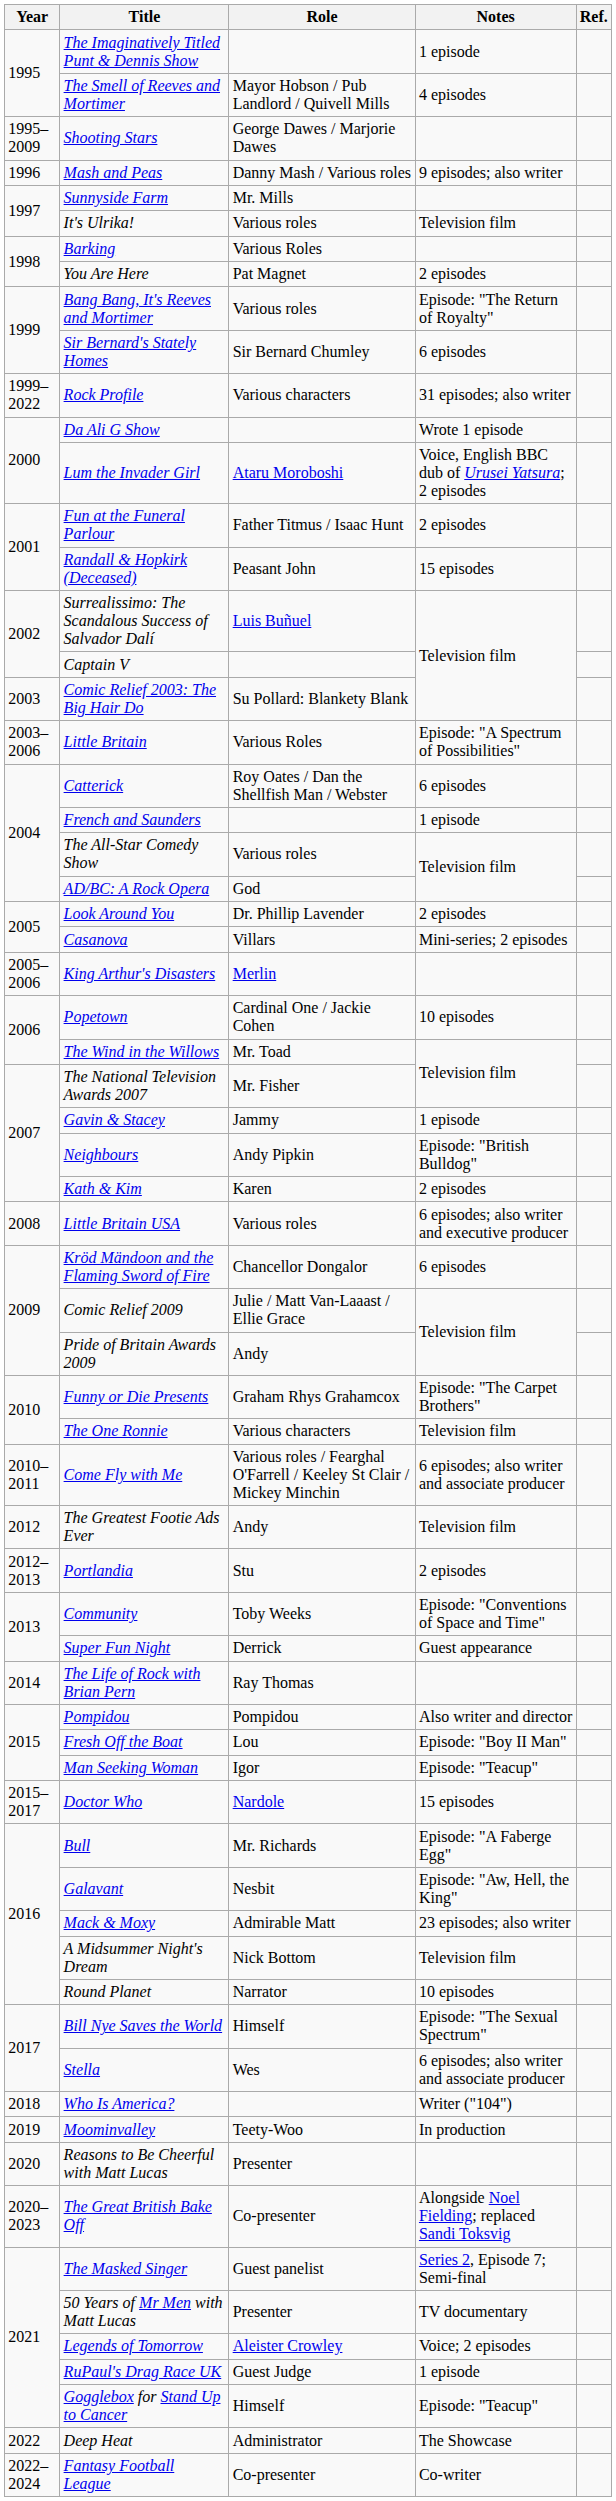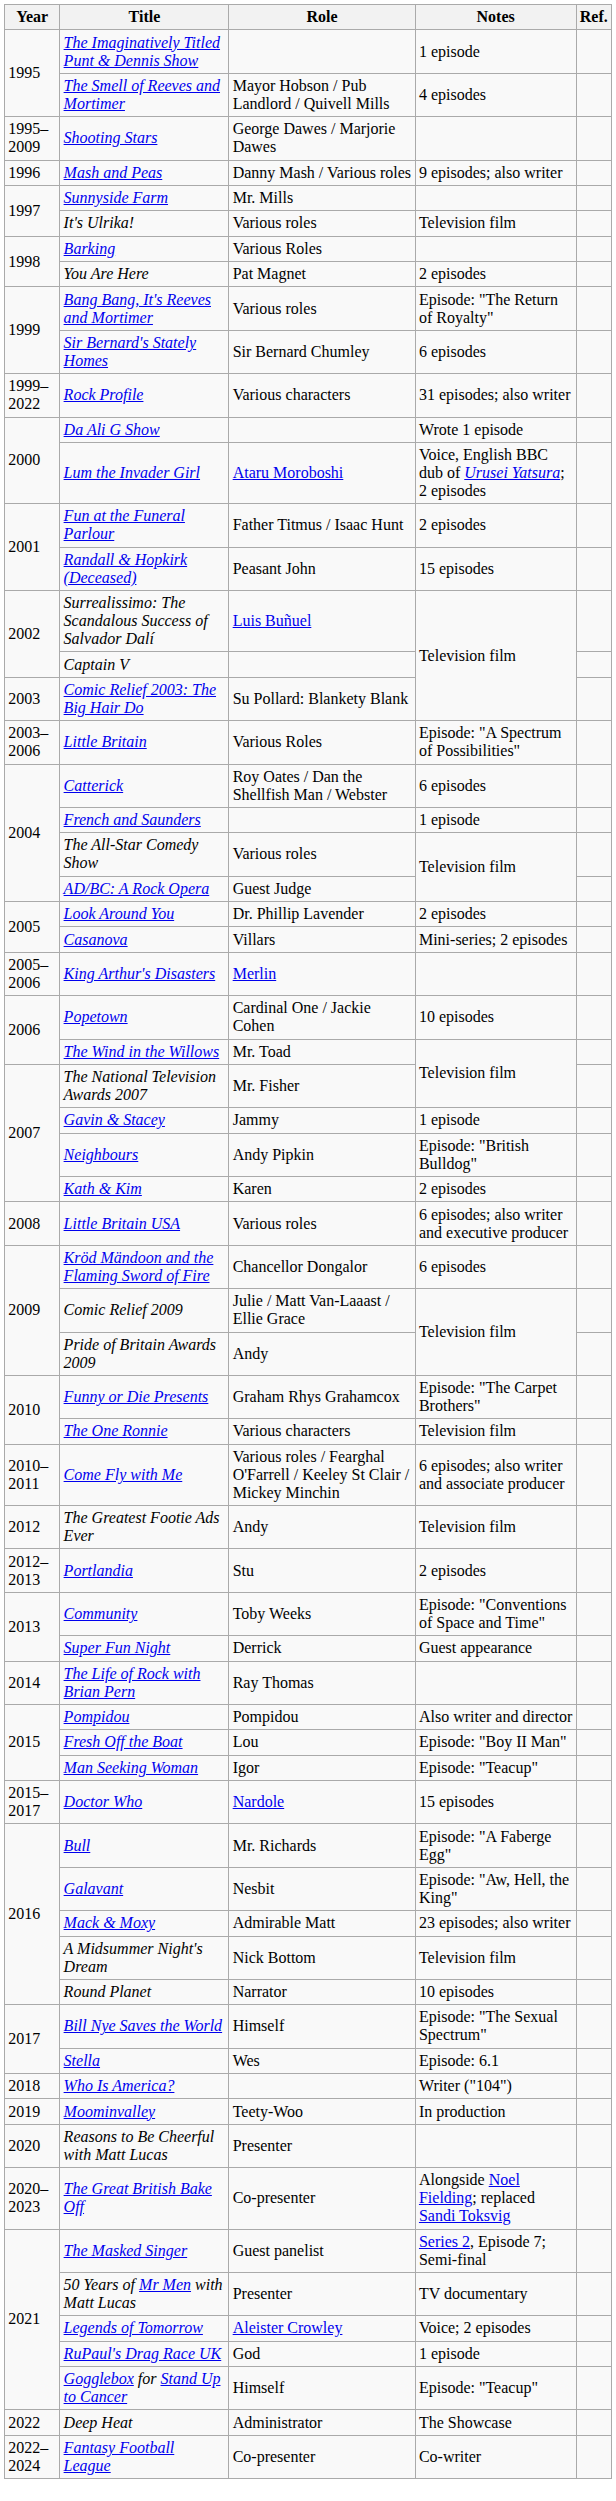(246, 888) God -> (272, 888) Guest Judge
(492, 2069) 6 episodes; also writer and associate producer -> (459, 2060) Episode: 6.1
(272, 2371) Guest Judge -> (246, 2353) God
